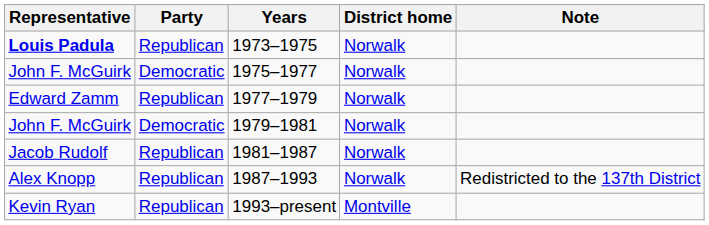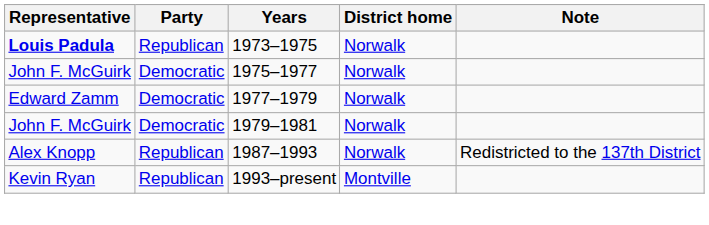(181, 98) Republican -> (182, 98) Democratic
- row: (275, 152)
